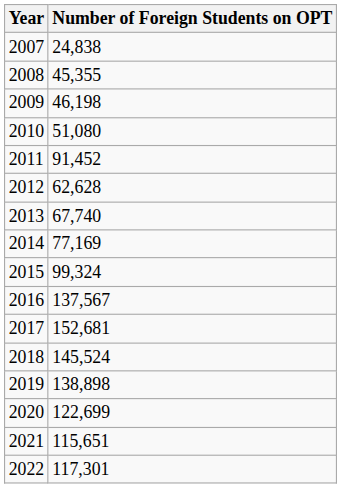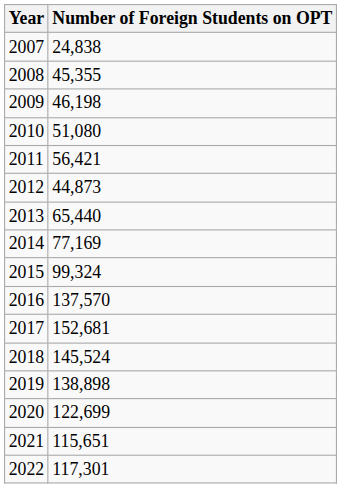(77, 159) 91,452 -> (77, 159) 56,421
(77, 187) 62,628 -> (77, 187) 44,873
(77, 215) 67,740 -> (77, 215) 65,440
(81, 300) 137,567 -> (81, 300) 137,570
